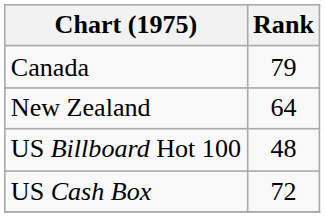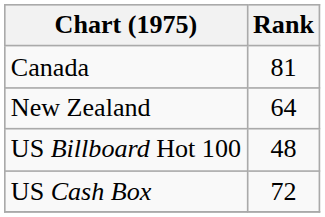(283, 66) 79 -> (283, 66) 81
